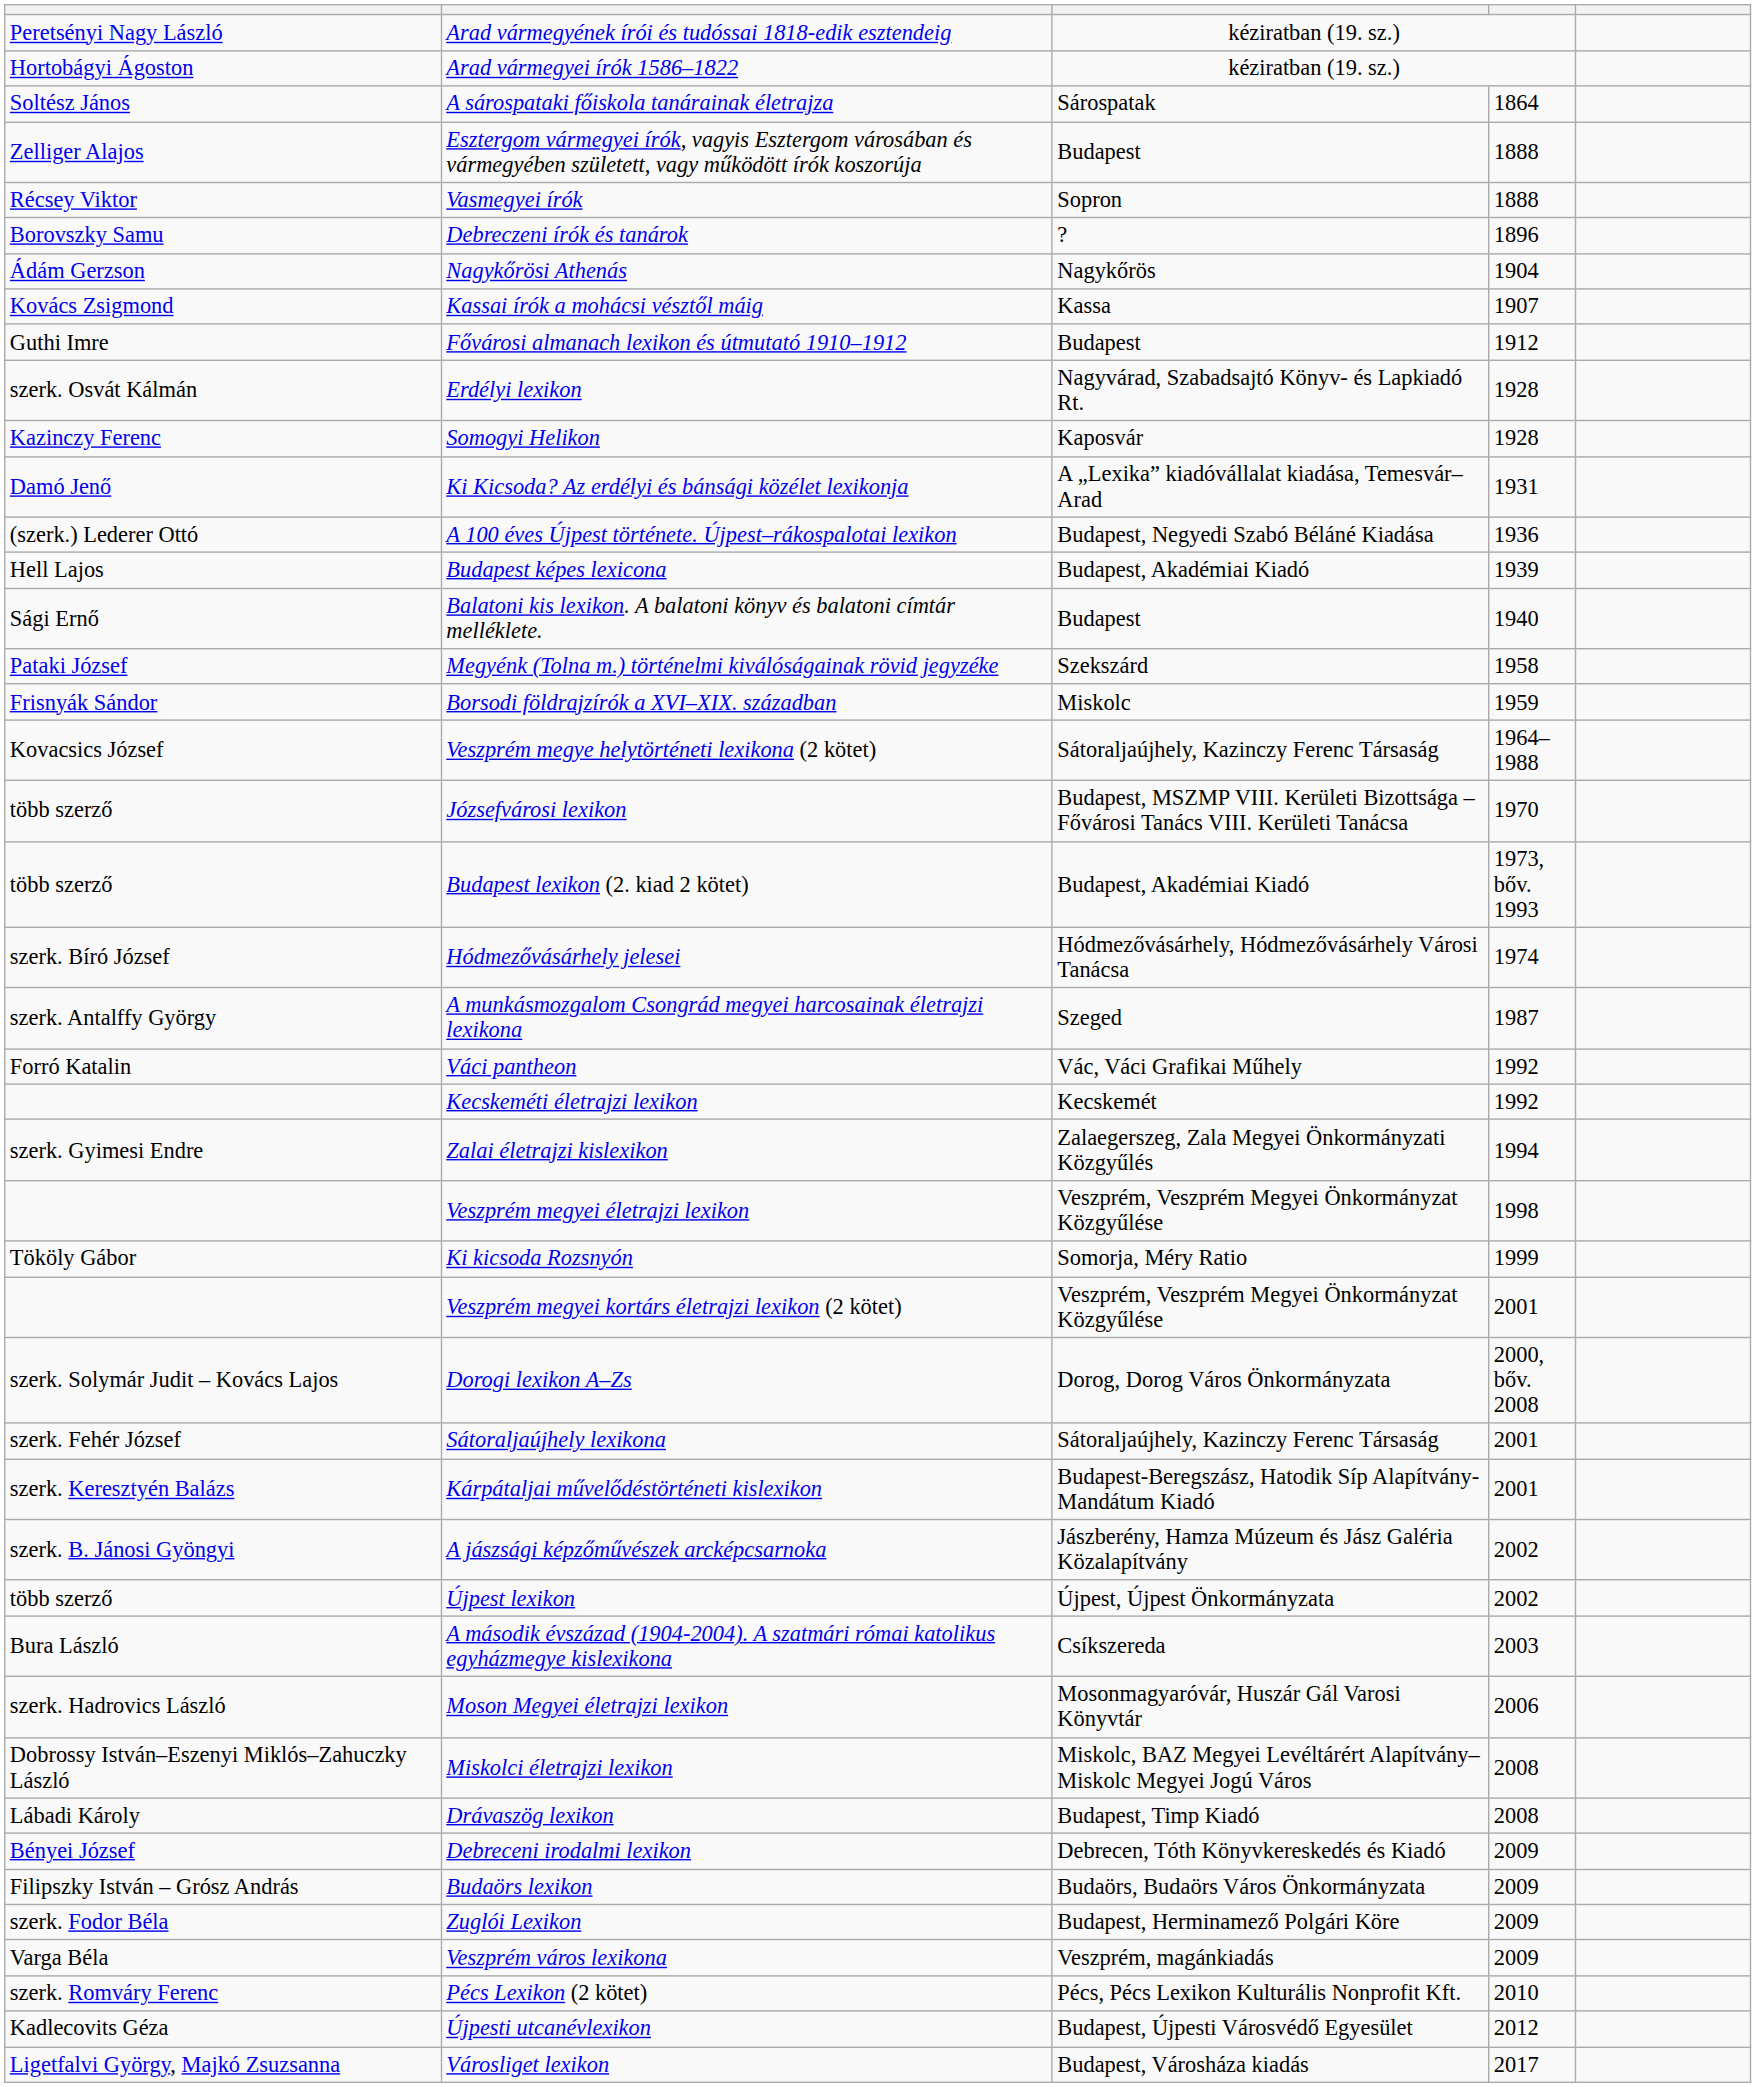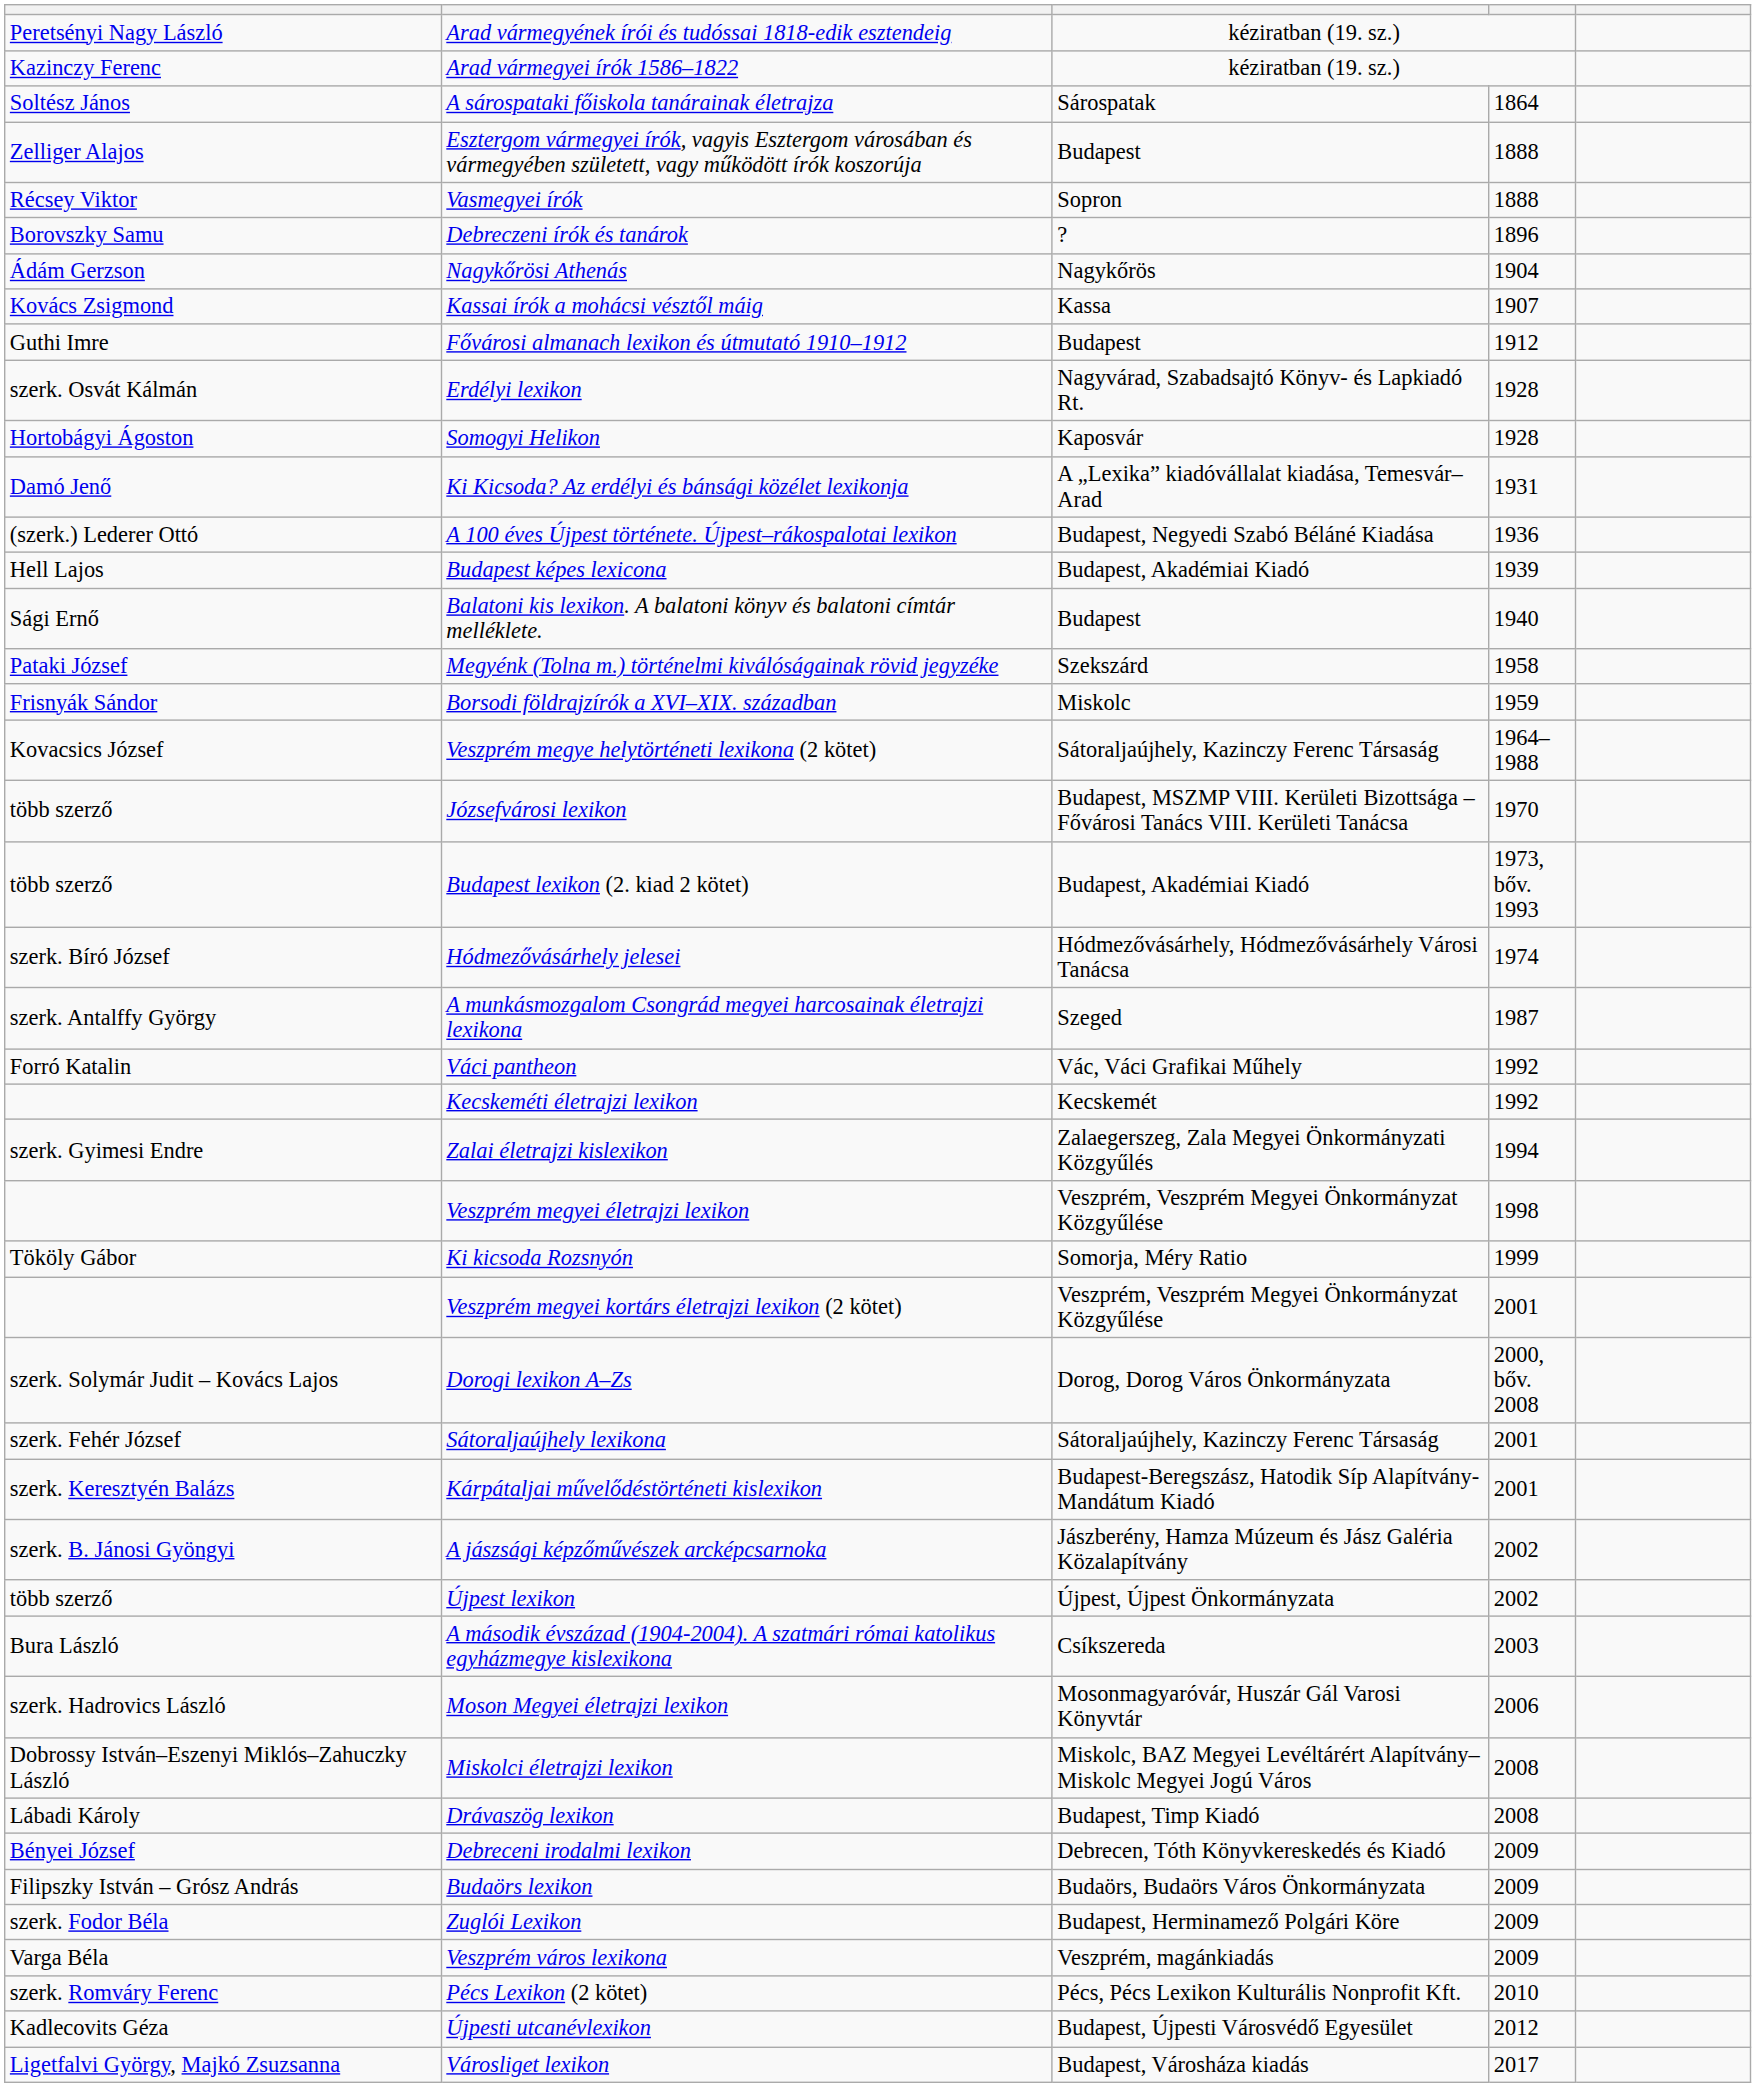(102, 68) Hortobágyi Ágoston -> (85, 68) Kazinczy Ferenc
(85, 438) Kazinczy Ferenc -> (102, 438) Hortobágyi Ágoston
